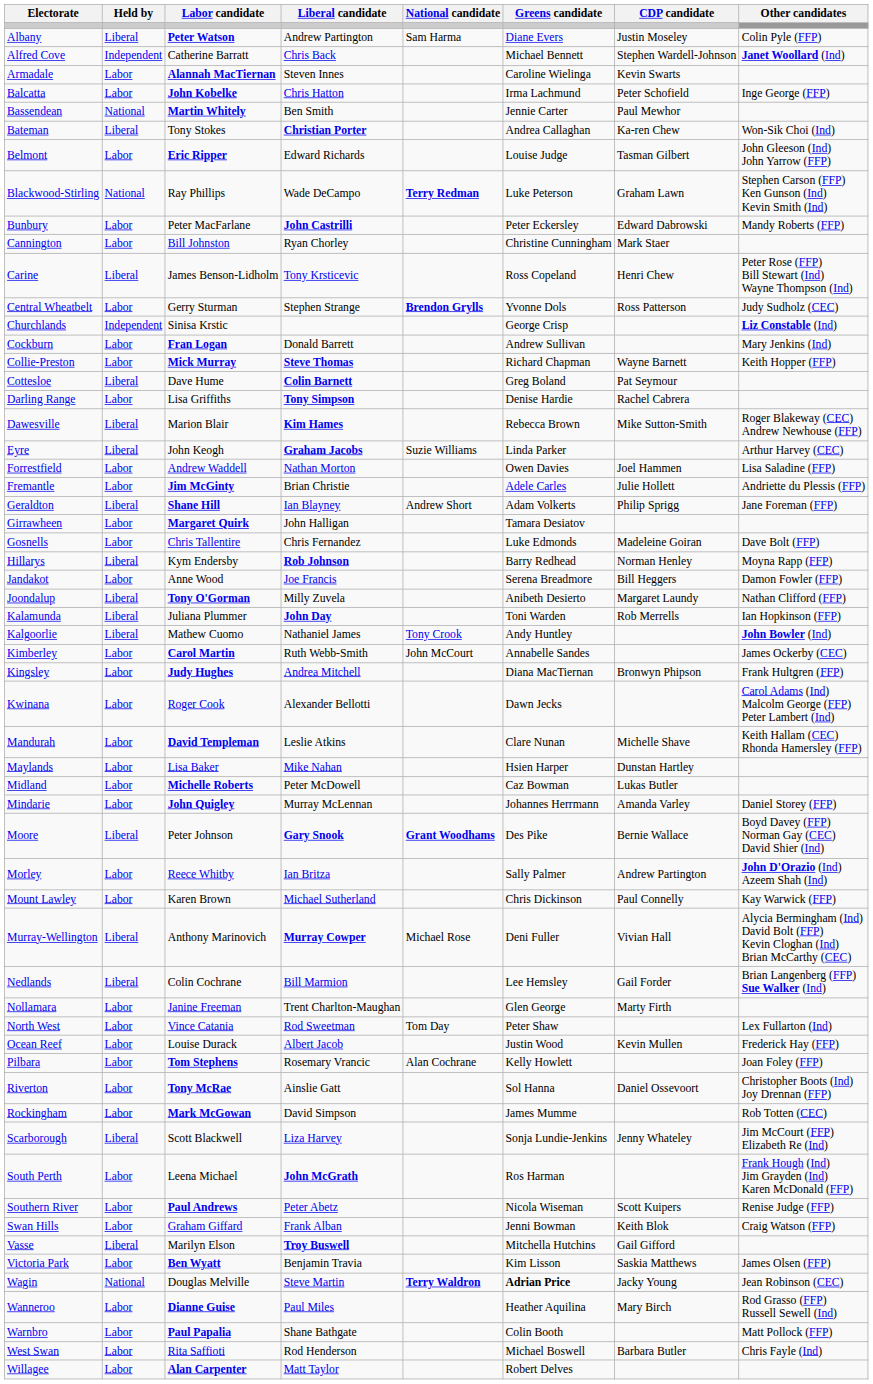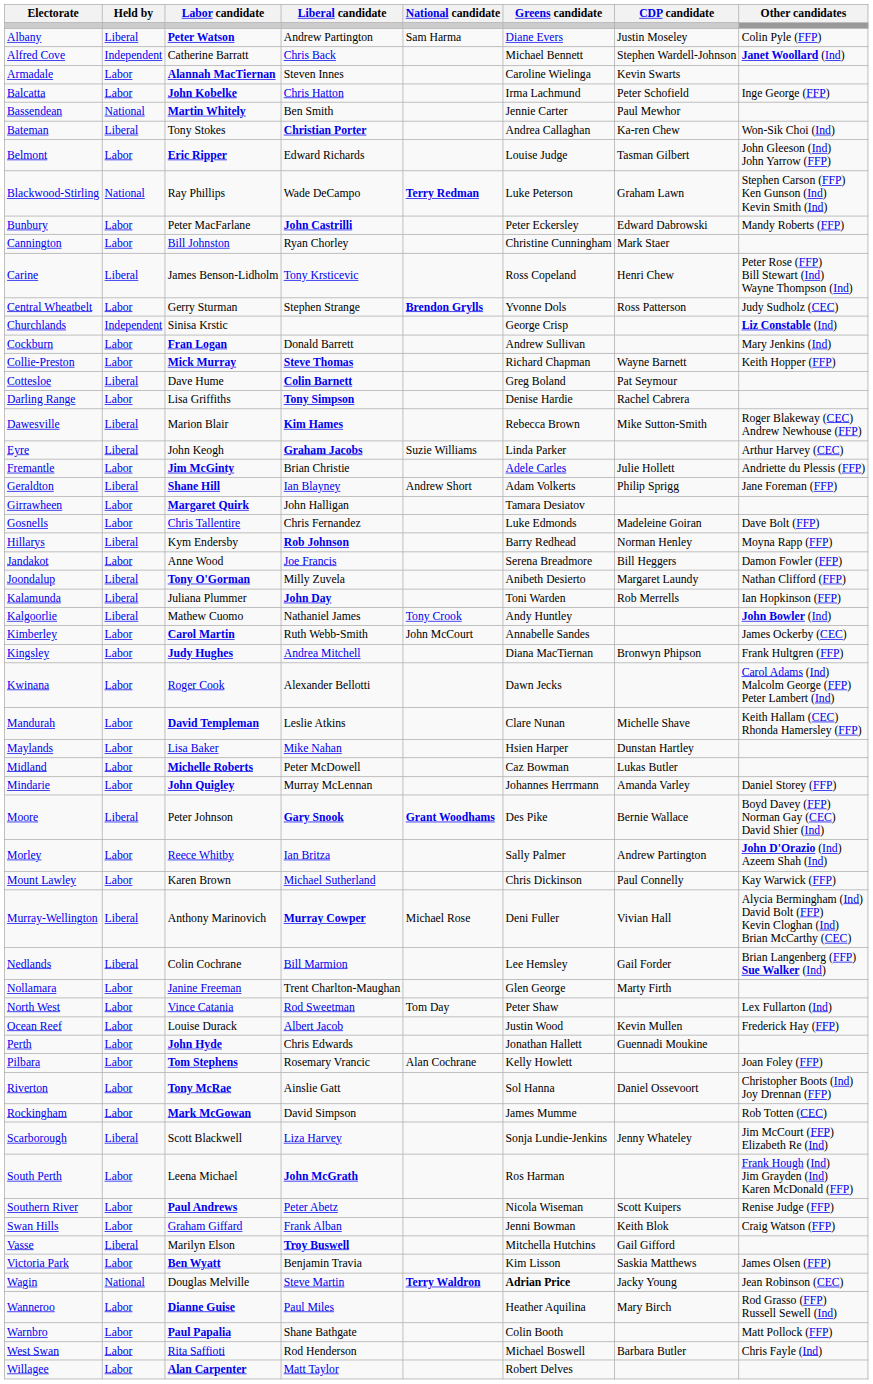- row: (34, 468)
+ row: (19, 1044)
